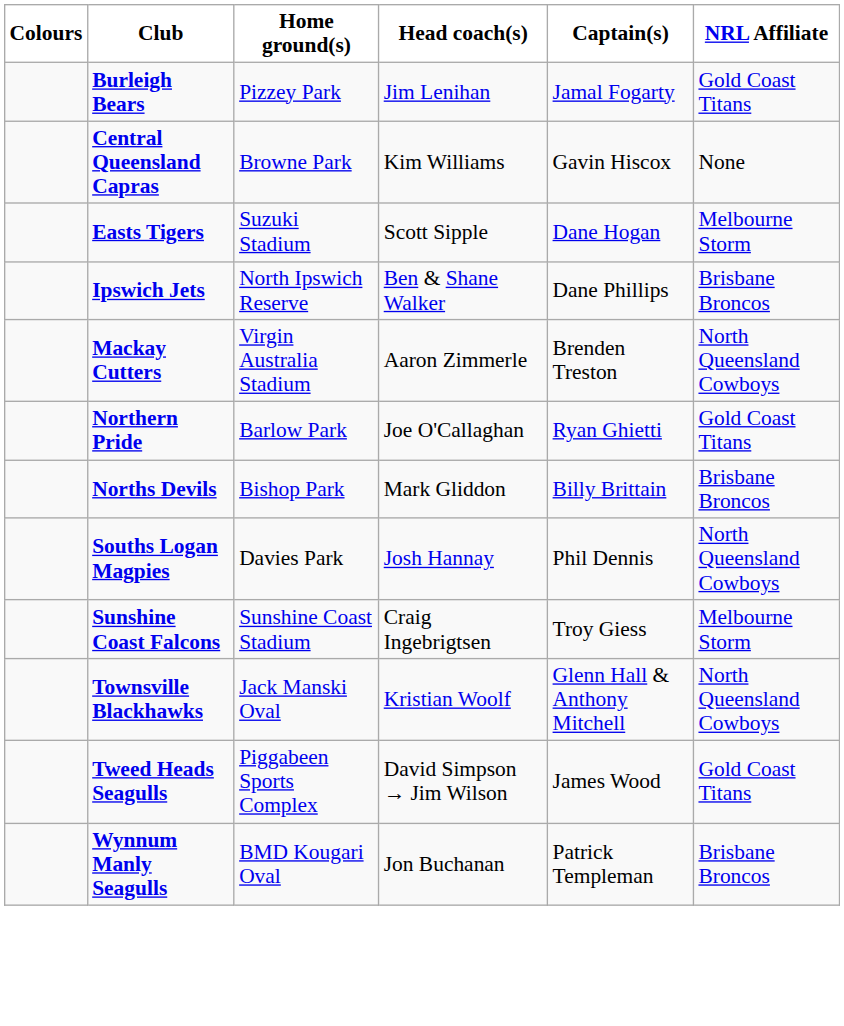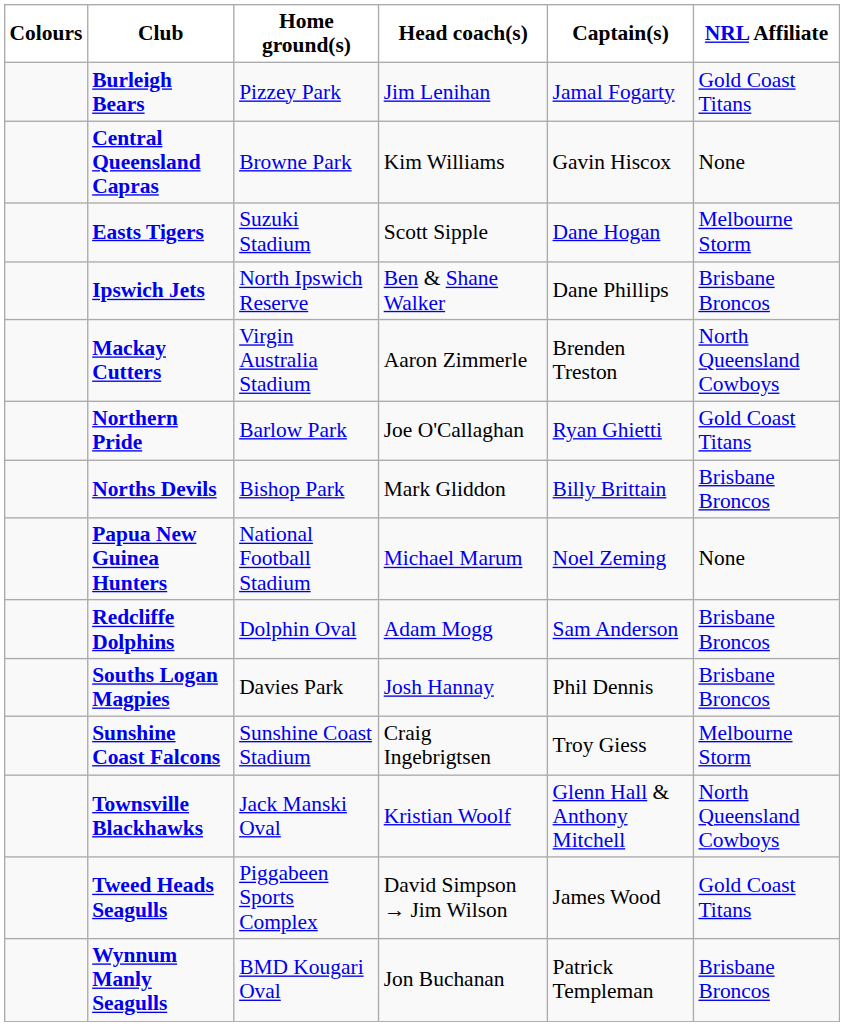+ row: (144, 558)
+ row: (133, 629)
(749, 558) North Queensland Cowboys -> (737, 687) Brisbane Broncos
